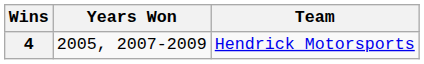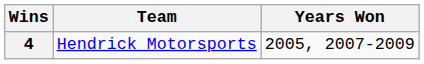columns swapped: (315, 18) <-> (132, 18)
